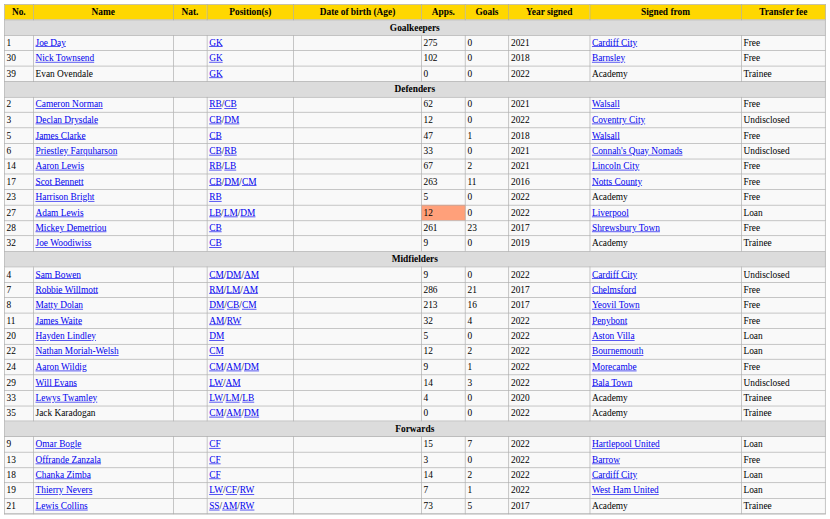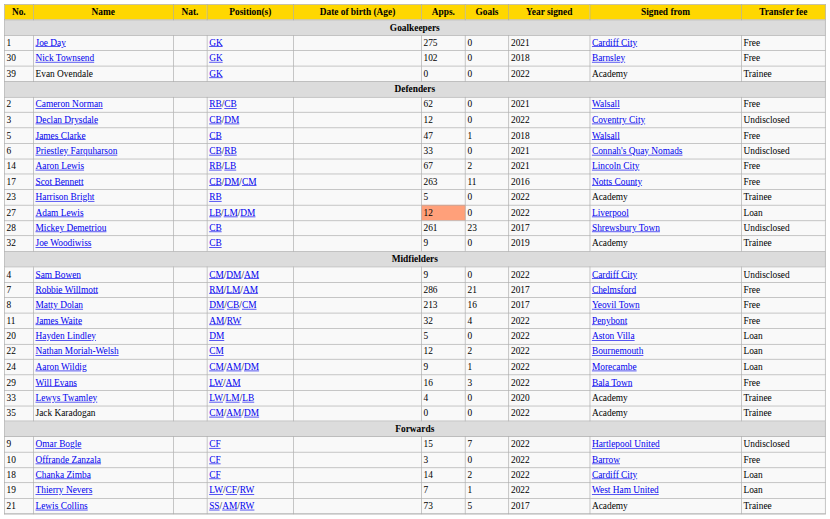(752, 197) Free -> (758, 197) Trainee
(752, 228) Free -> (767, 228) Undisclosed
(752, 367) Free -> (753, 367) Loan
(428, 383) 14 -> (428, 383) 16
(767, 383) Undisclosed -> (752, 383) Free
(753, 444) Loan -> (767, 444) Undisclosed
(11, 460) 13 -> (11, 460) 10
